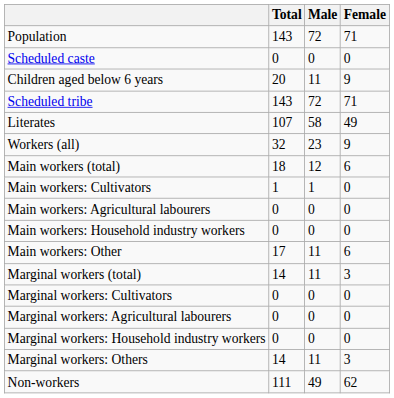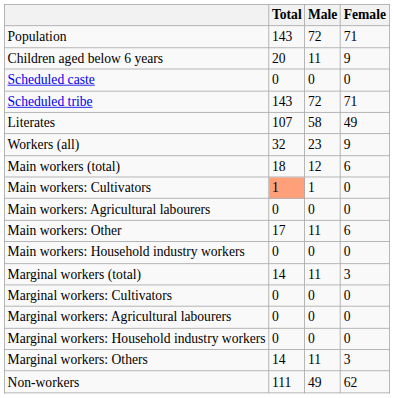rows swapped: (85, 79) <-> (51, 58)
(275, 187) no background -> (275, 187) lightsalmon background
rows swapped: (126, 230) <-> (65, 252)
